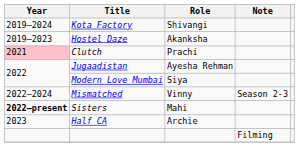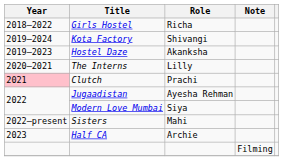+ row: (102, 25)
+ row: (99, 66)
- row: (97, 94)
(37, 108) bold -> (37, 121) normal
